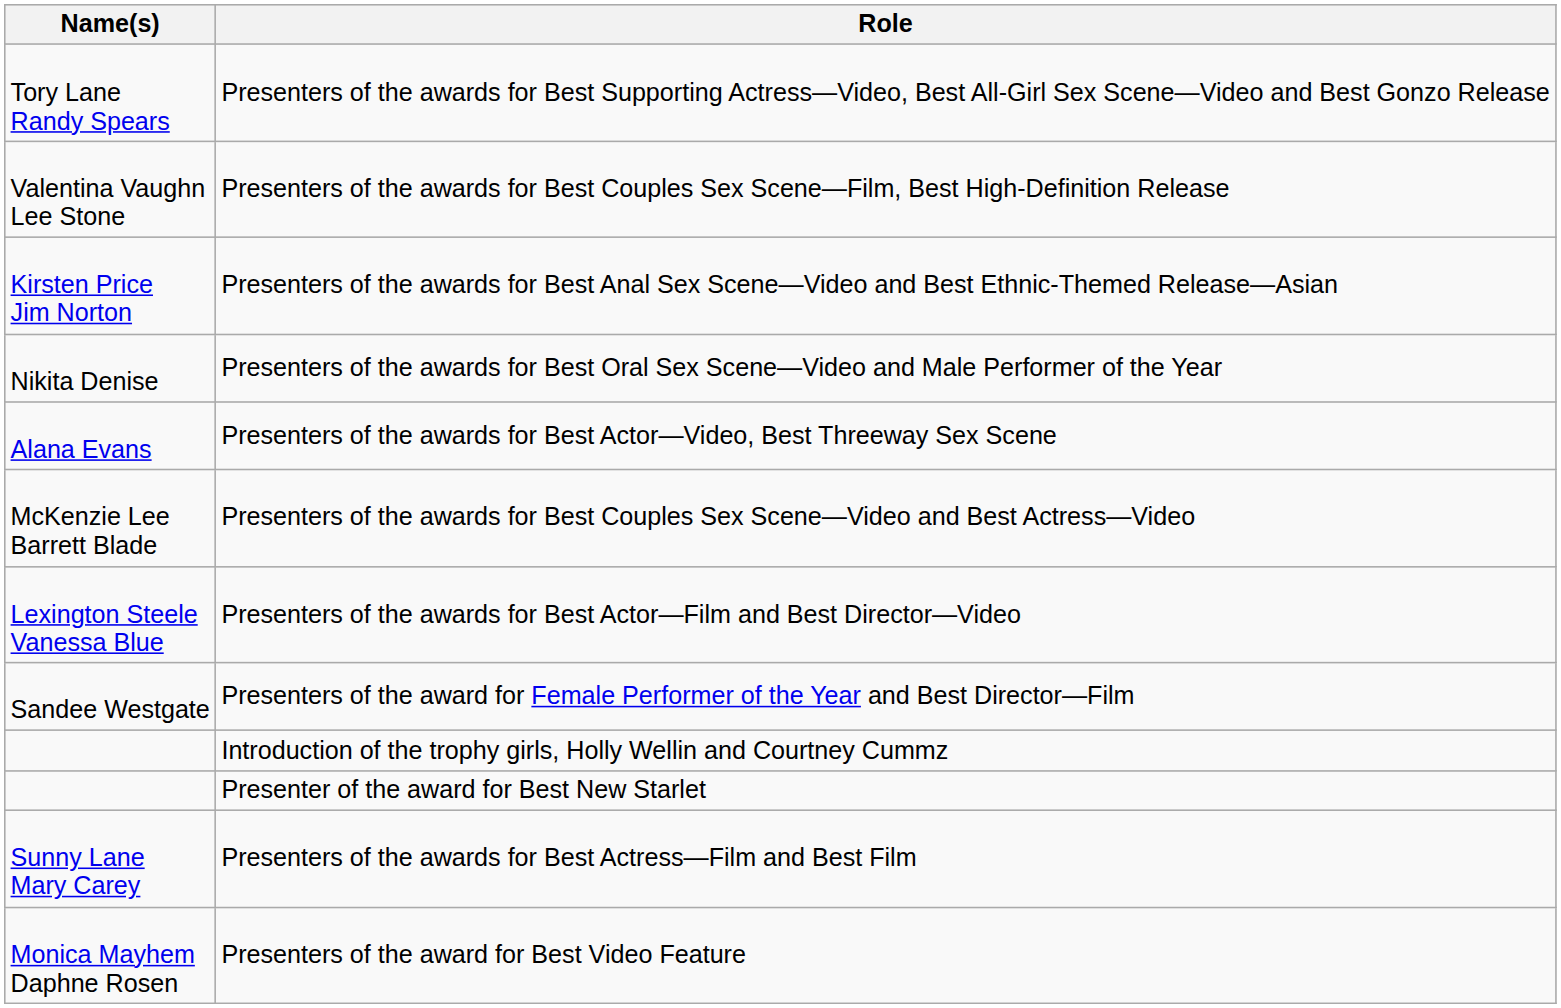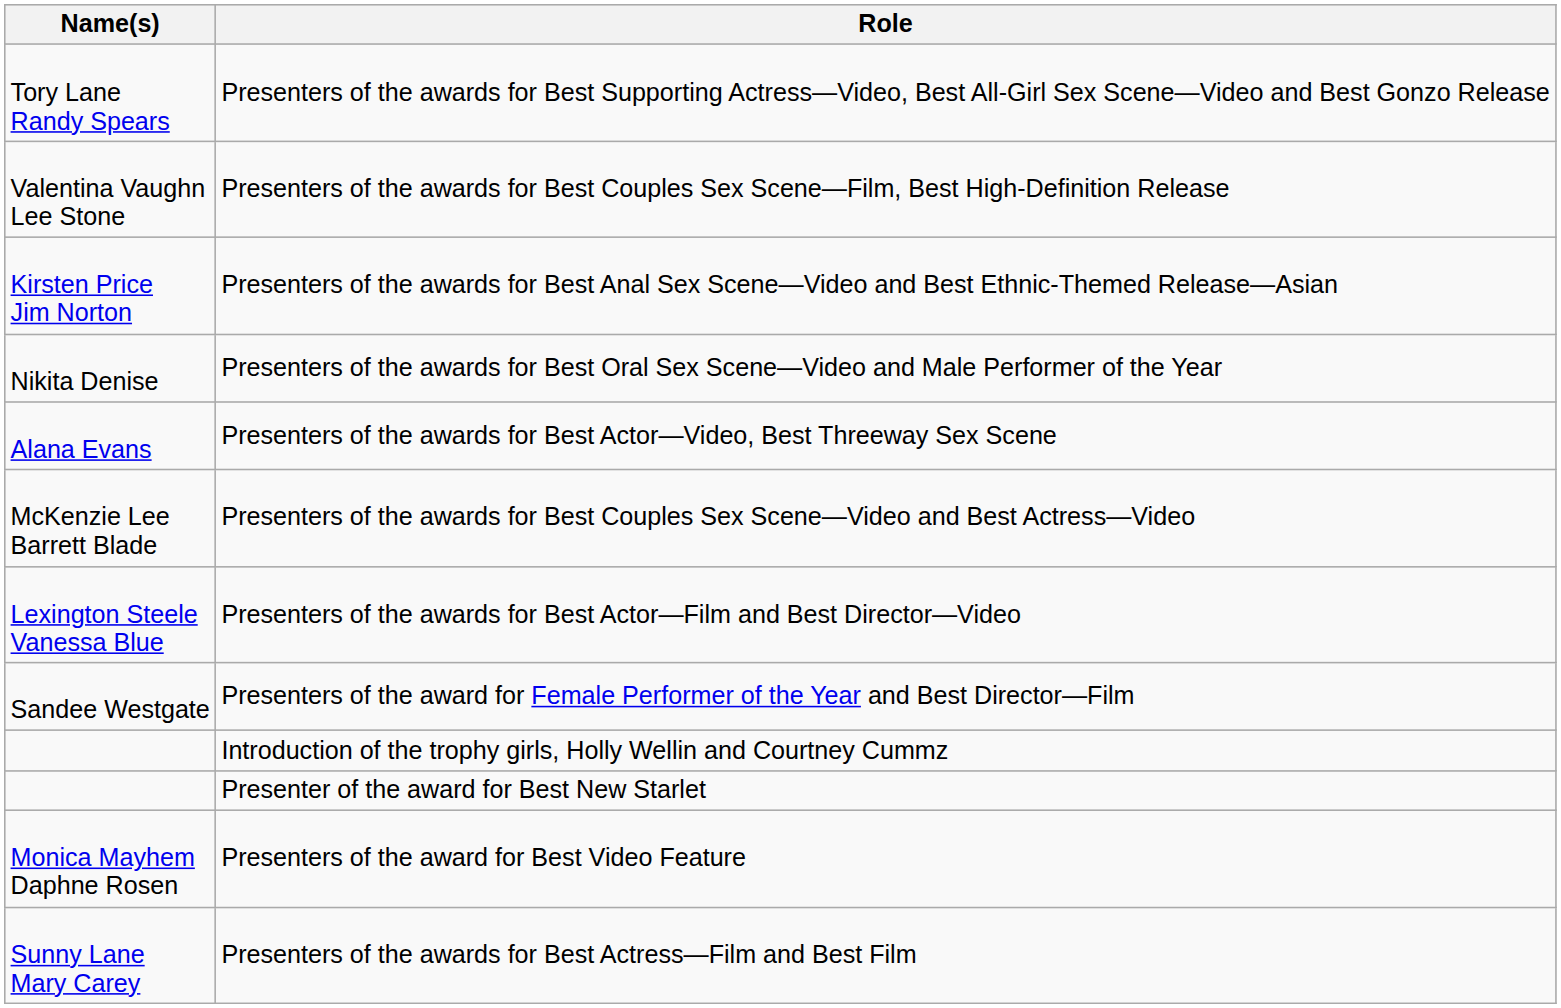rows swapped: (569, 858) <-> (484, 954)
